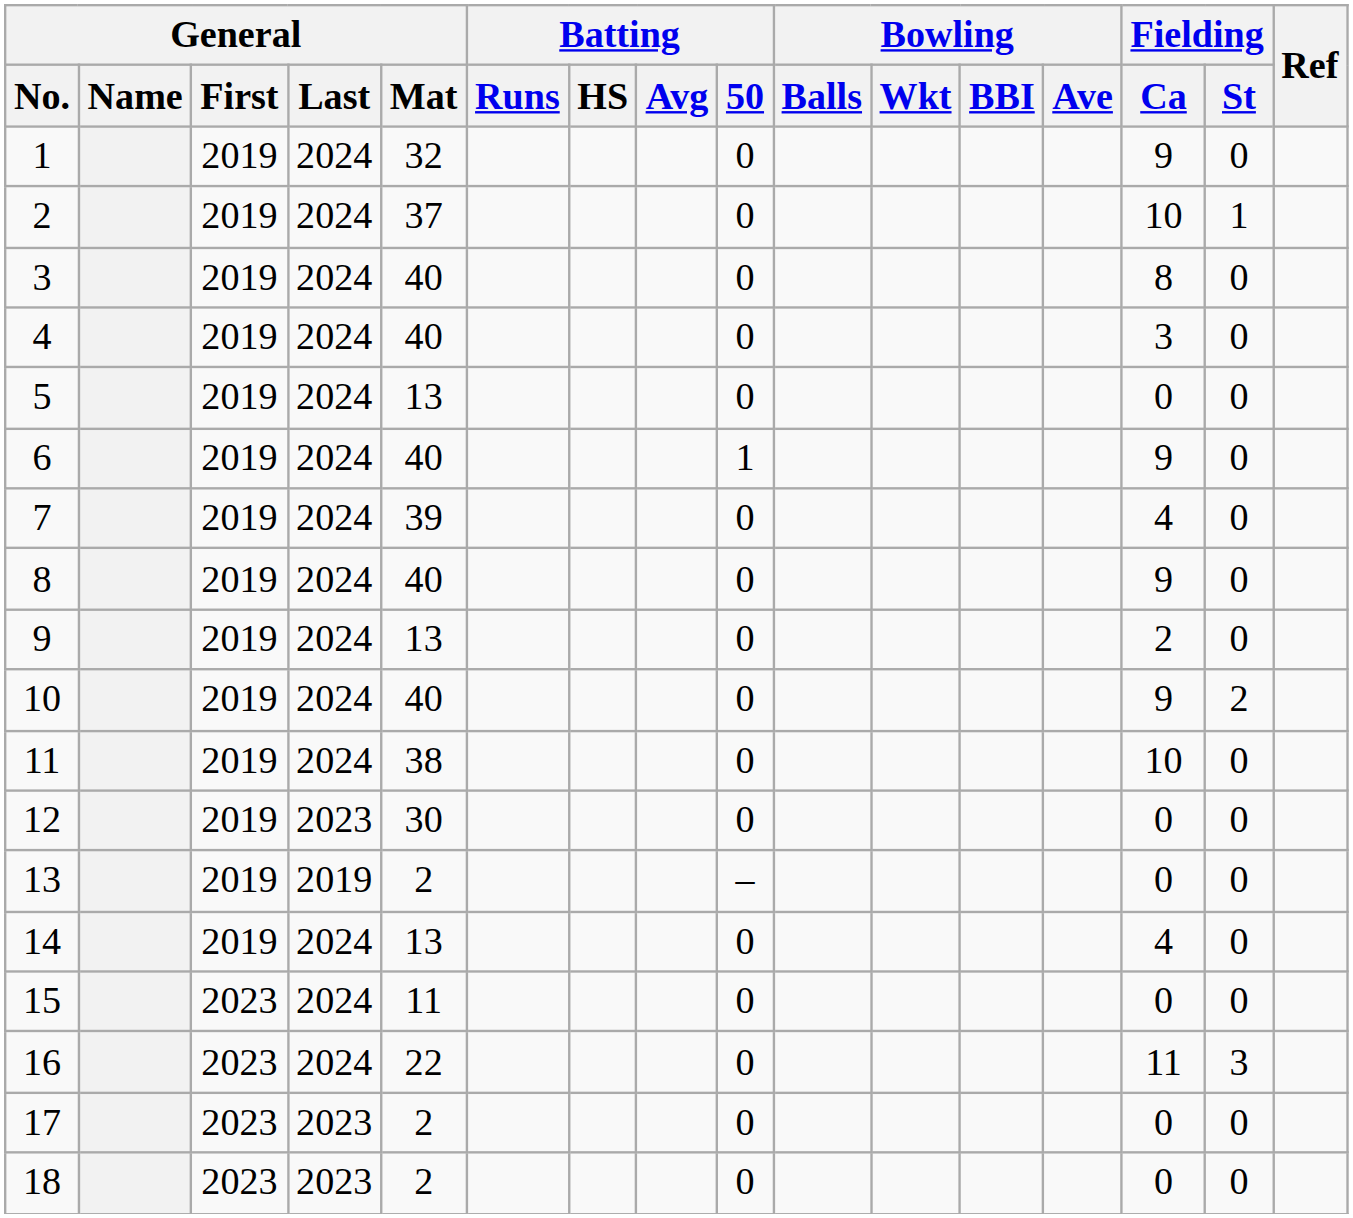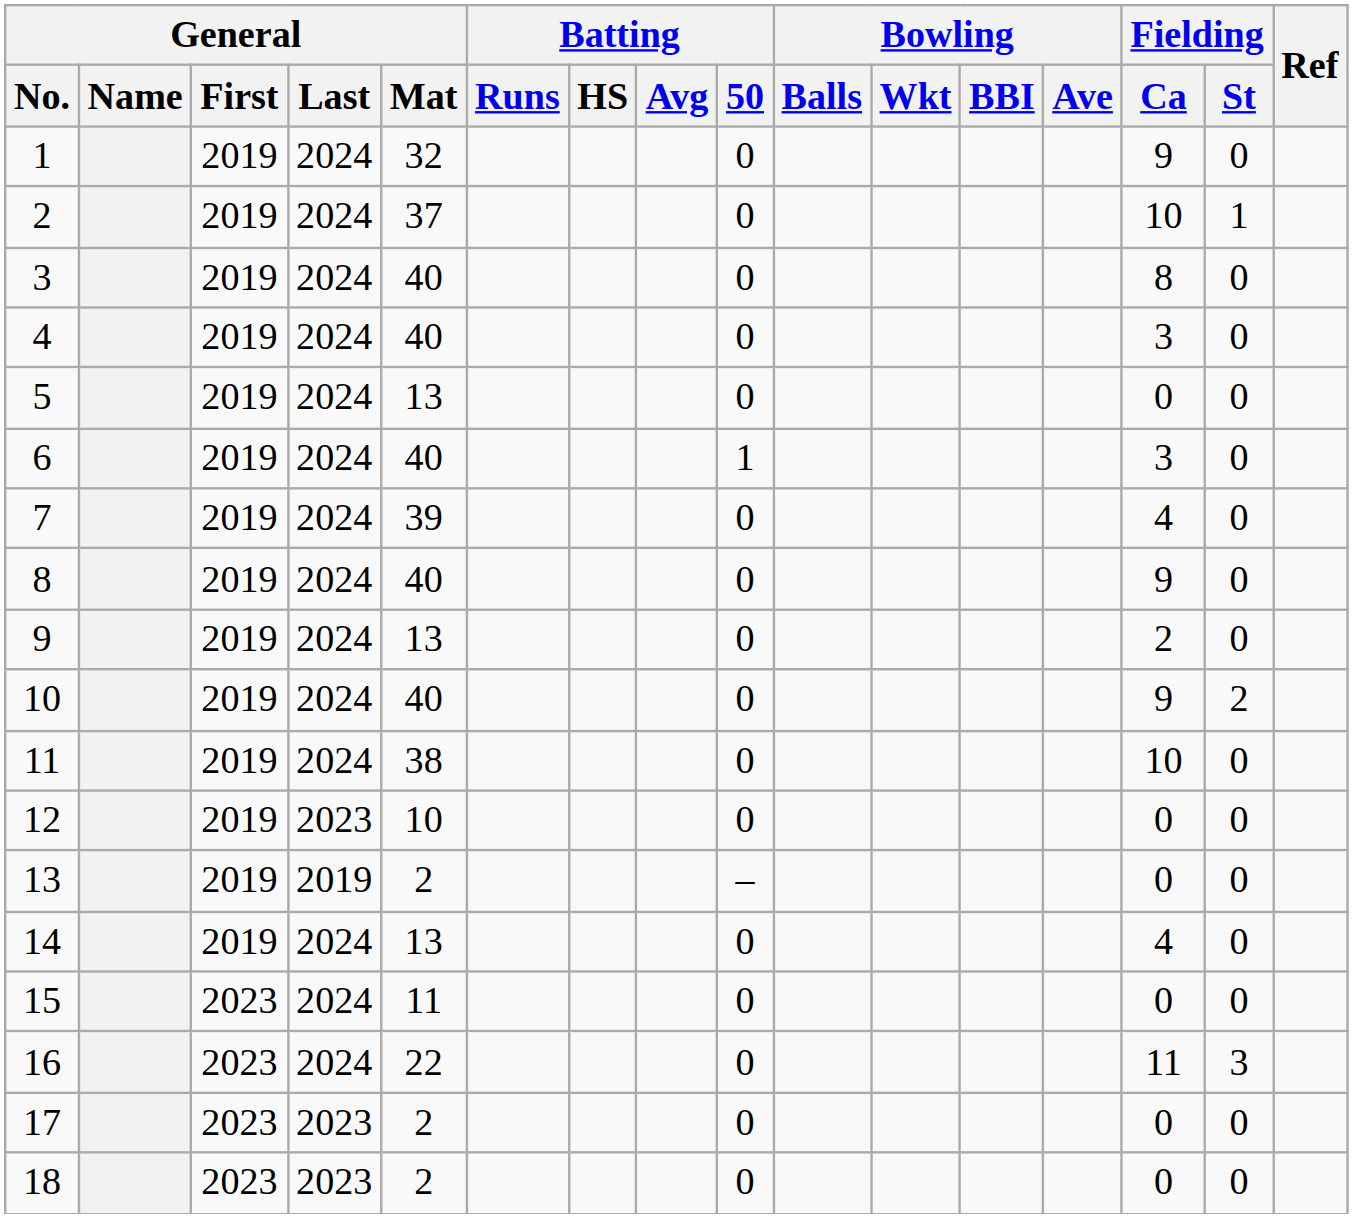(1164, 457) 9 -> (1164, 457) 3
(424, 819) 30 -> (424, 819) 10
